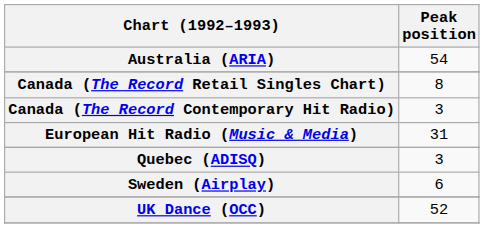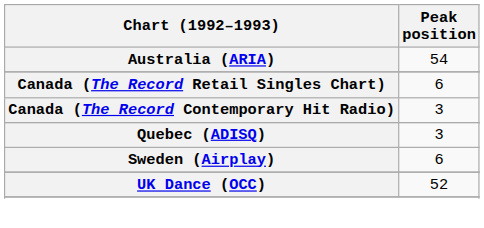(439, 85) 8 -> (439, 85) 6
- row: (202, 135)
